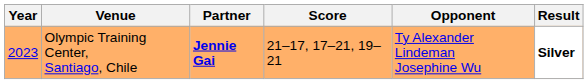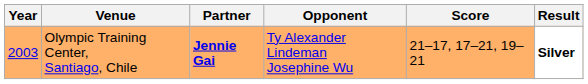columns swapped: (463, 16) <-> (328, 16)
(23, 52) 2023 -> (23, 52) 2003
